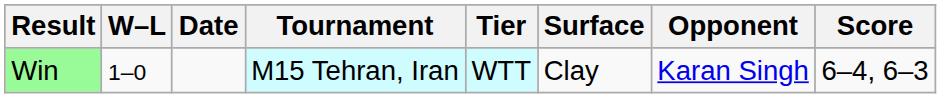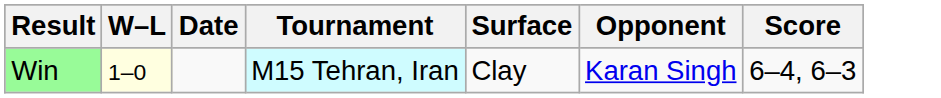- column: (501, 26)
(127, 71) no background -> (127, 71) lightyellow background
